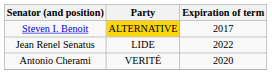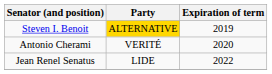(223, 28) 2017 -> (223, 28) 2019
rows swapped: (55, 61) <-> (55, 45)
